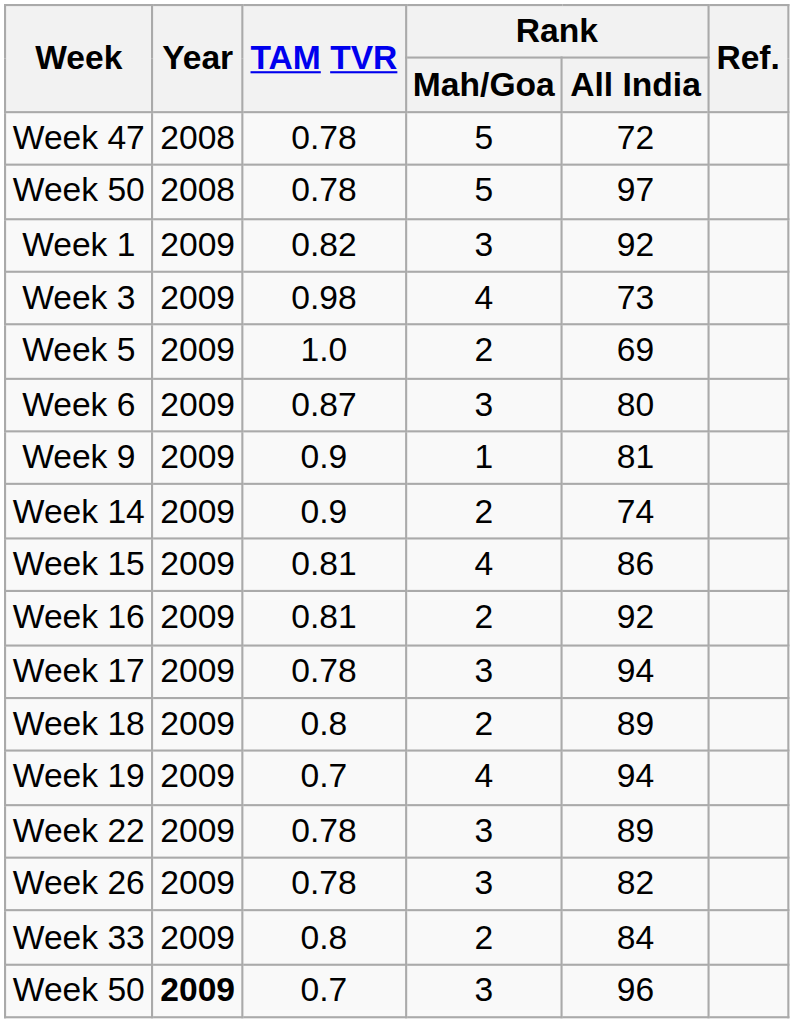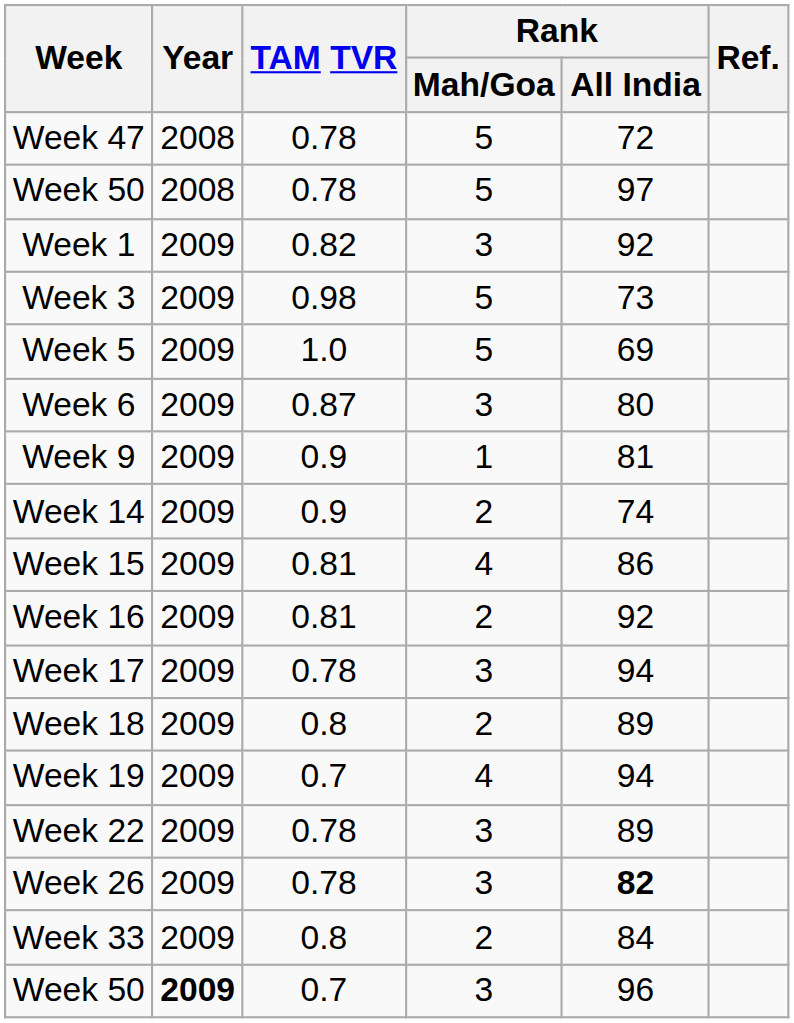(484, 297) 4 -> (484, 297) 5
(484, 350) 2 -> (484, 350) 5
(636, 883) normal -> (636, 883) bold
